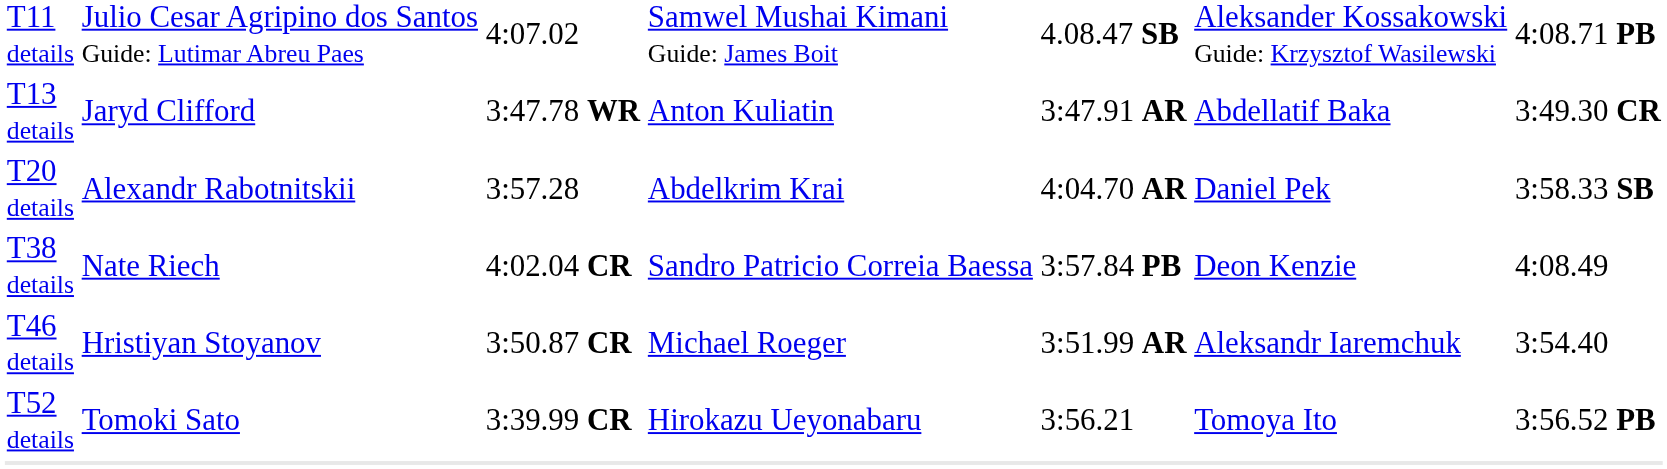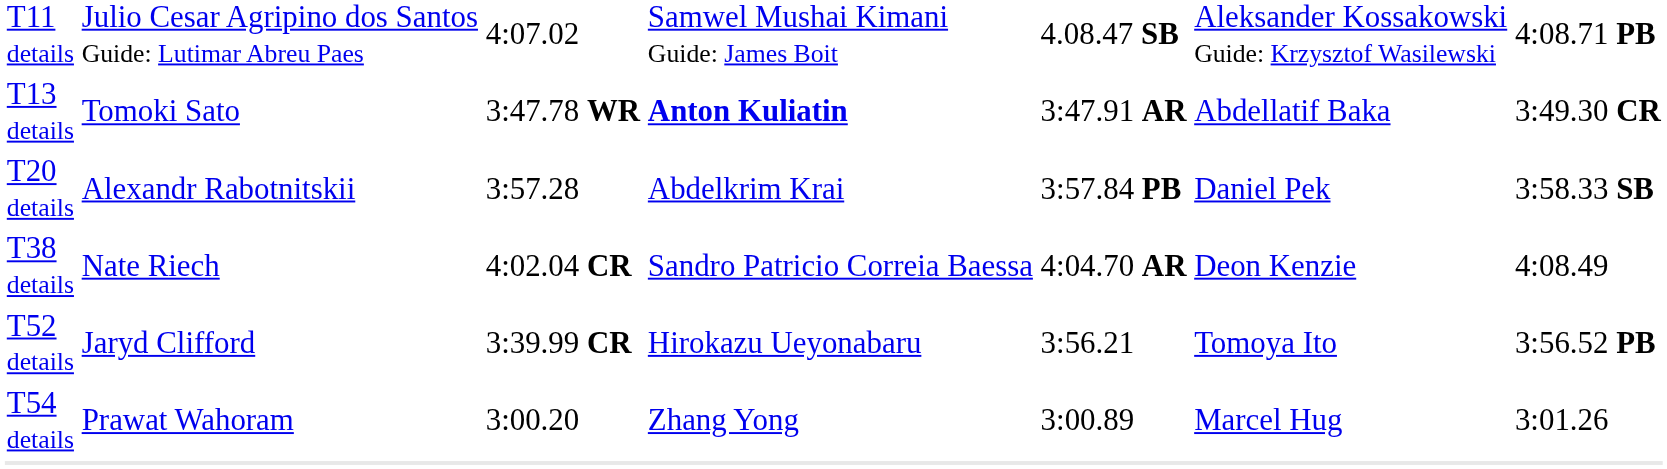(168, 111) Jaryd Clifford -> (161, 111) Tomoki Sato
(741, 111) normal -> (748, 111) bold
(1114, 188) 4:04.70 AR -> (1111, 188) 3:57.84 PB
(1111, 265) 3:57.84 PB -> (1114, 265) 4:04.70 AR
- row: (40, 342)
(161, 420) Tomoki Sato -> (168, 342) Jaryd Clifford
+ row: (40, 420)
